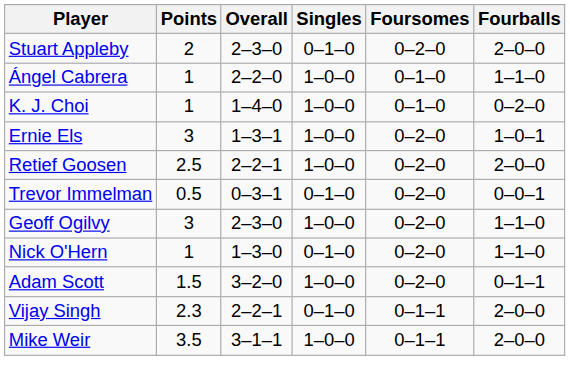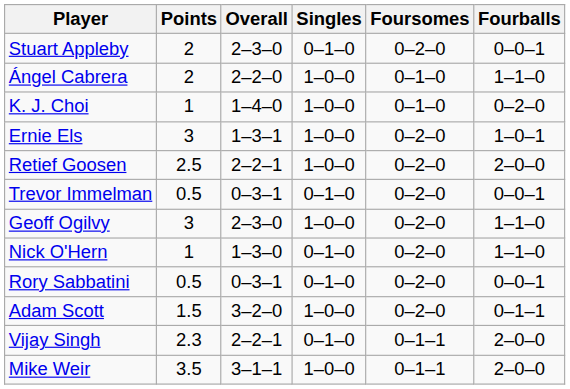(519, 48) 2–0–0 -> (519, 48) 0–0–1
(189, 77) 1 -> (189, 77) 2
+ row: (69, 281)
